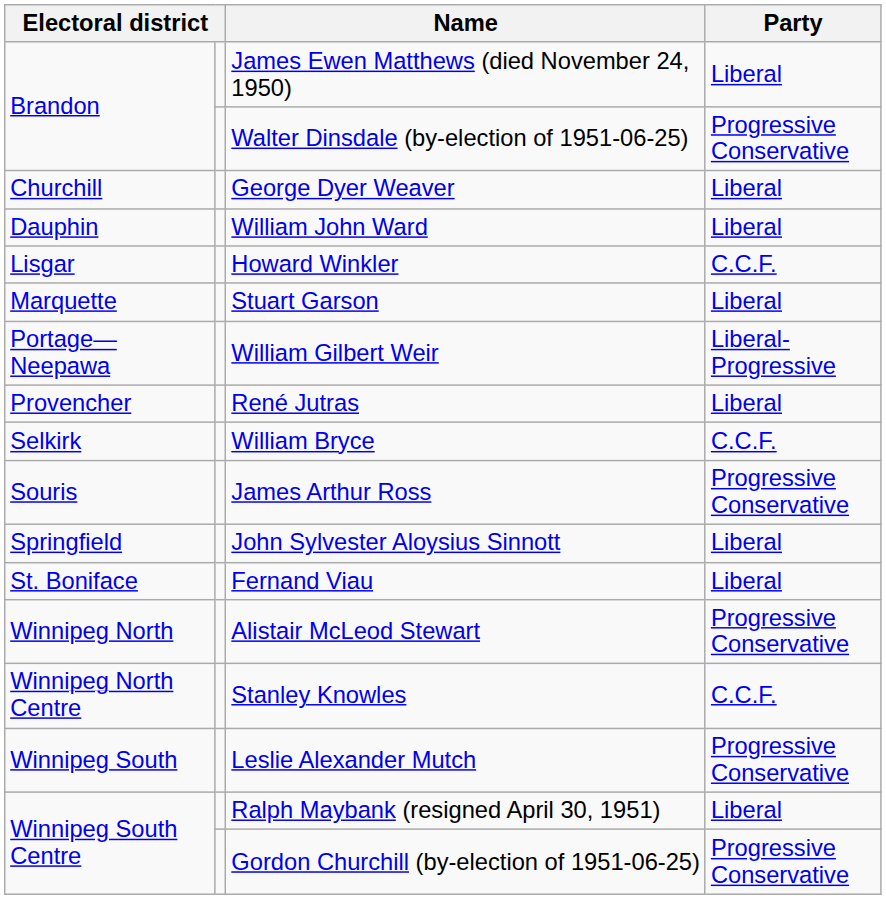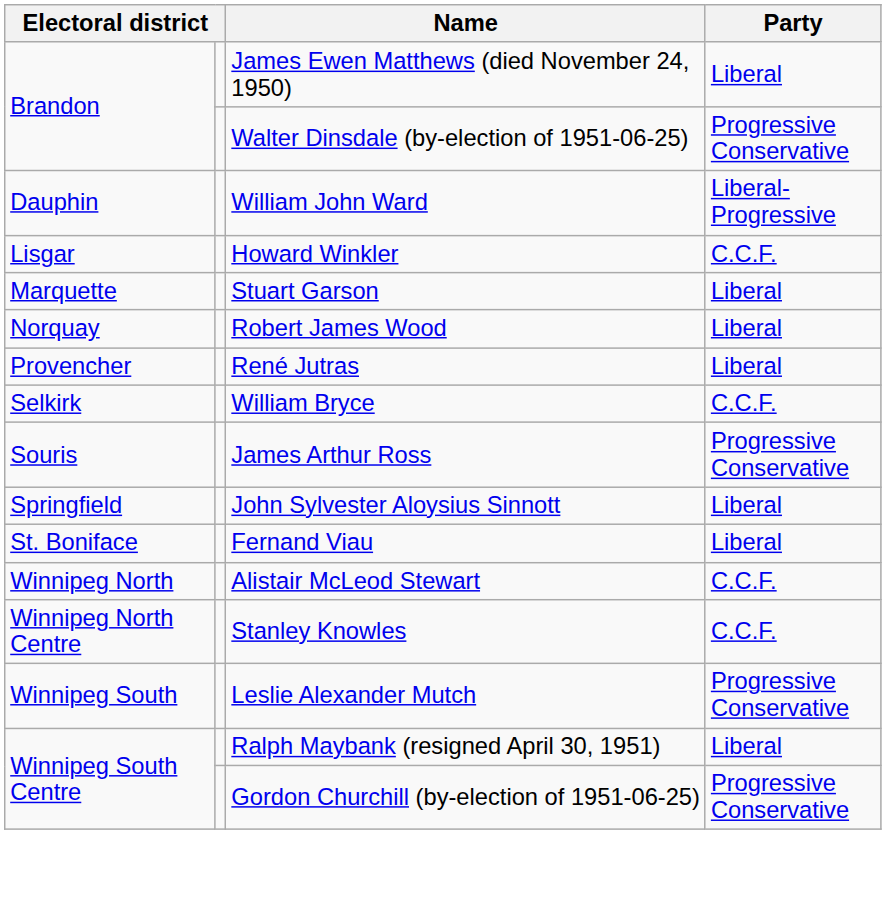- row: (343, 189)
(746, 226) Liberal -> (773, 202) Liberal-Progressive
+ row: (339, 328)
- row: (335, 352)
(780, 631) Progressive Conservative -> (744, 580) C.C.F.
